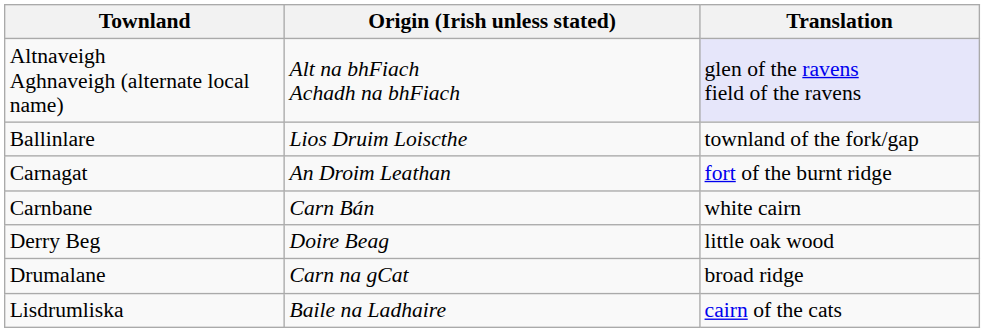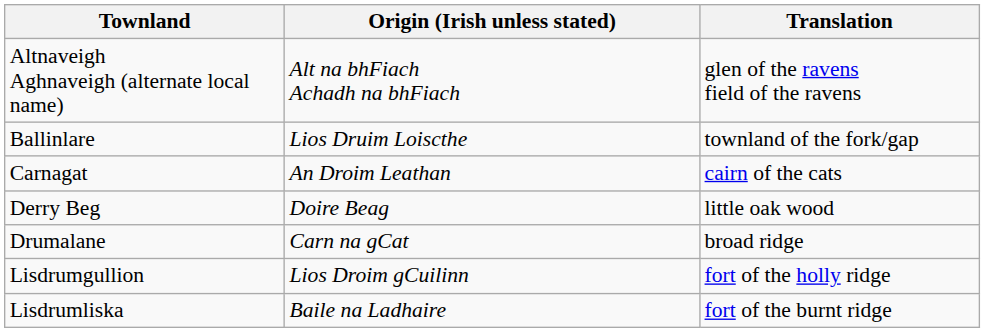(783, 80) lavender background -> (783, 80) no background
(798, 172) fort of the burnt ridge -> (773, 172) cairn of the cats
- row: (51, 207)
+ row: (77, 275)
(773, 310) cairn of the cats -> (798, 310) fort of the burnt ridge
